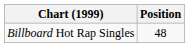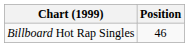(161, 33) 48 -> (161, 33) 46
